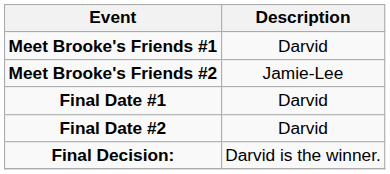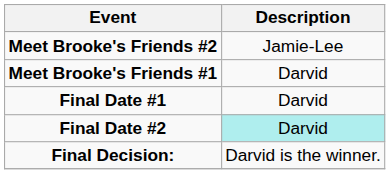rows swapped: (113, 45) <-> (113, 73)
(303, 127) no background -> (303, 127) paleturquoise background
